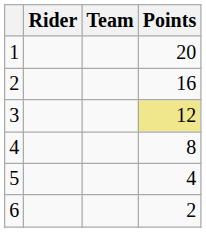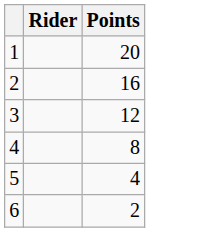- column: (110, 20)
(186, 115) khaki background -> (130, 115) no background
